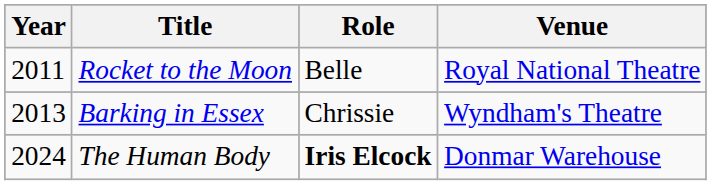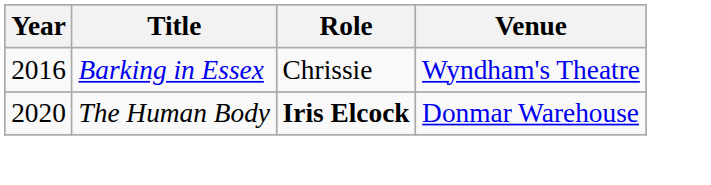- row: (185, 69)
(39, 112) 2013 -> (39, 69) 2016
(39, 156) 2024 -> (39, 112) 2020
